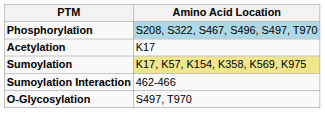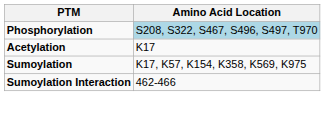(221, 64) khaki background -> (221, 64) no background
- row: (49, 99)
